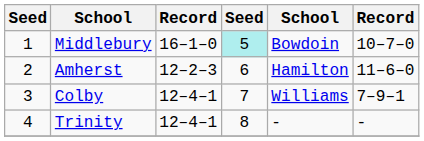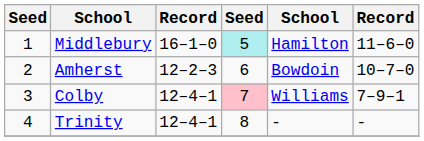(305, 44) Bowdoin -> (310, 44) Hamilton
(385, 44) 10–7–0 -> (385, 44) 11–6–0
(310, 70) Hamilton -> (305, 70) Bowdoin
(385, 70) 11–6–0 -> (385, 70) 10–7–0
(244, 97) no background -> (244, 97) pink background
